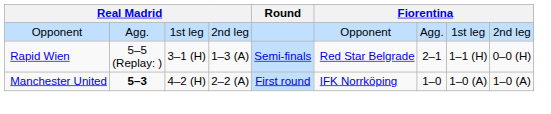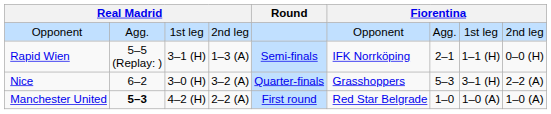(366, 56) Red Star Belgrade -> (370, 56) IFK Norrköping
+ row: (20, 81)
(357, 81) IFK Norrköping -> (378, 99) Red Star Belgrade
